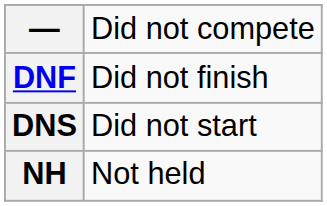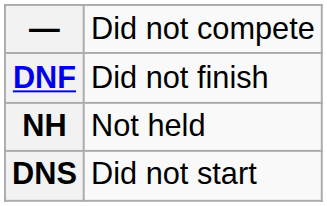rows swapped: (44, 126) <-> (44, 175)
